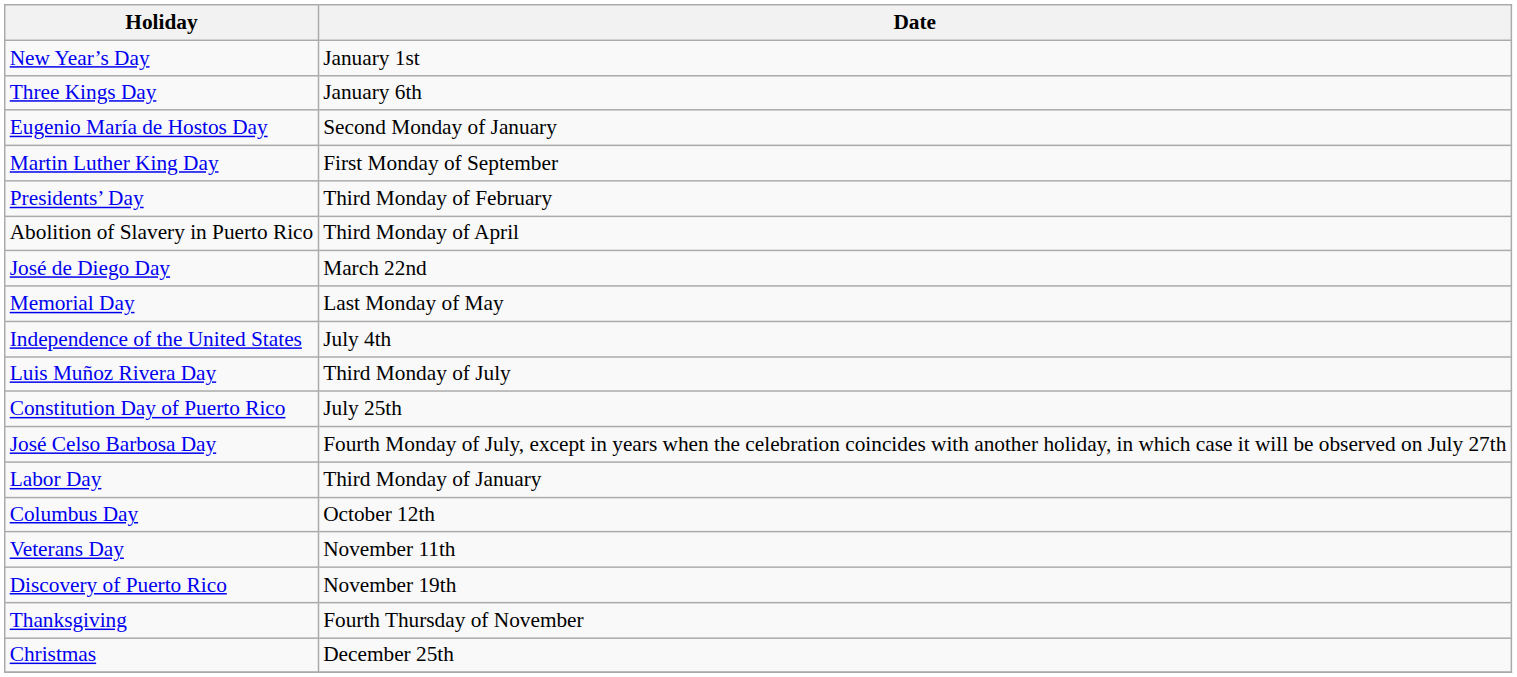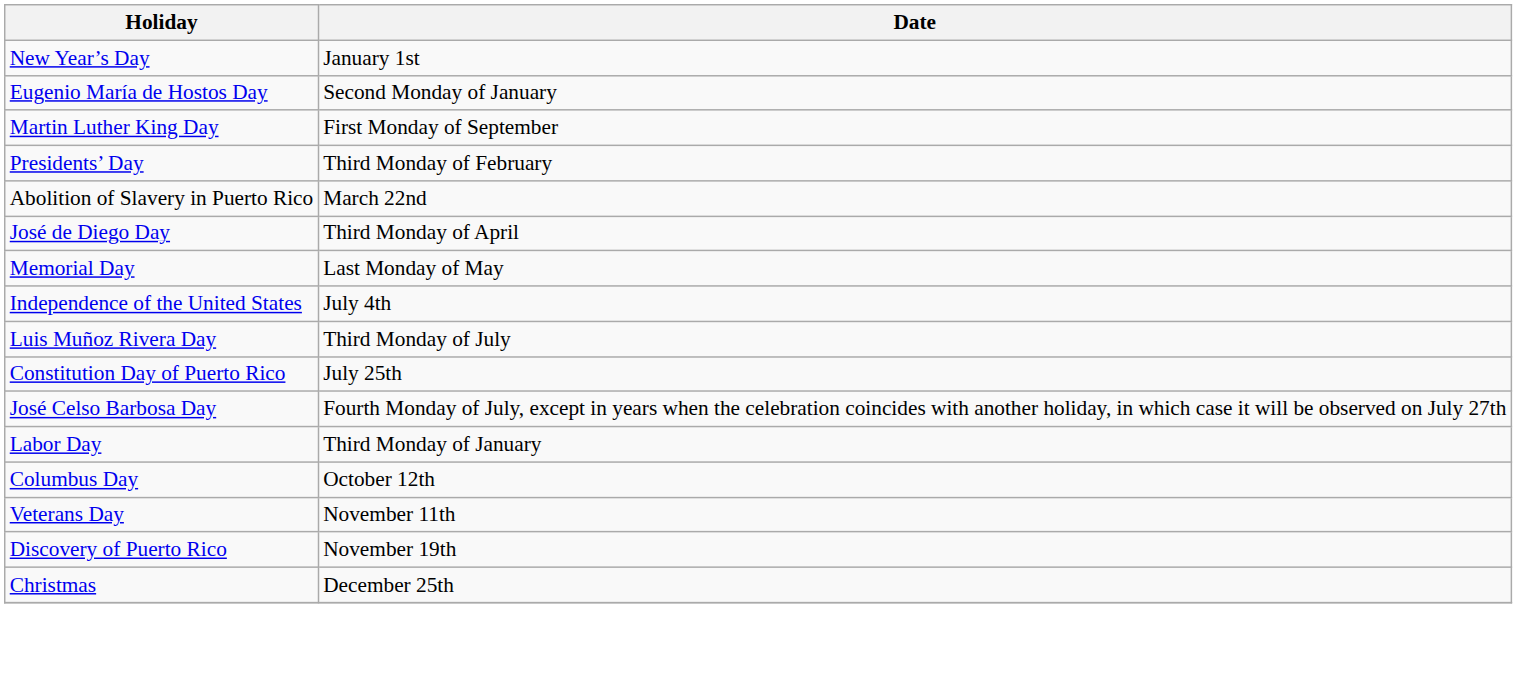- row: (83, 92)
(421, 233) Third Monday of April -> (375, 198) March 22nd
(375, 268) March 22nd -> (421, 233) Third Monday of April
- row: (68, 620)
